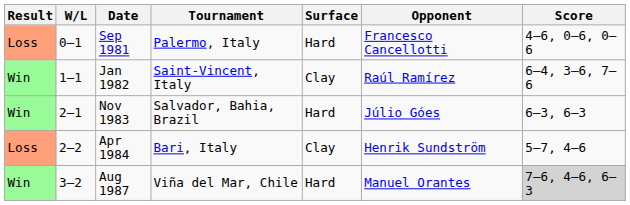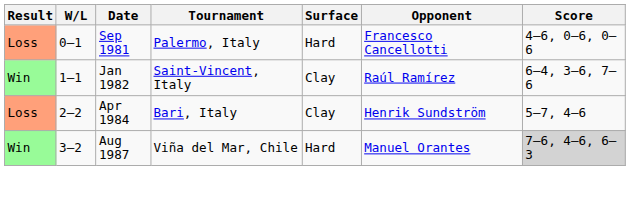- row: (114, 113)
